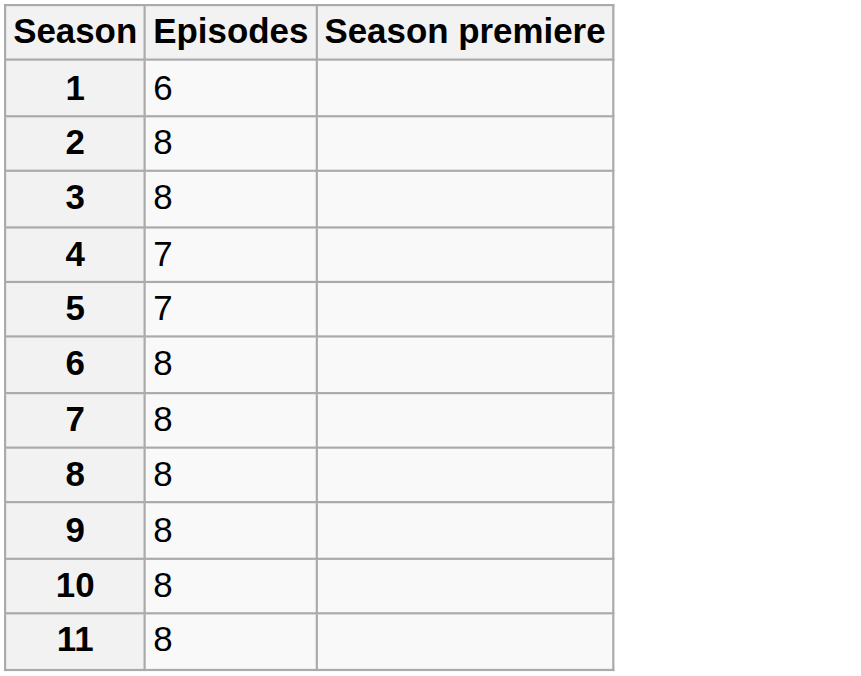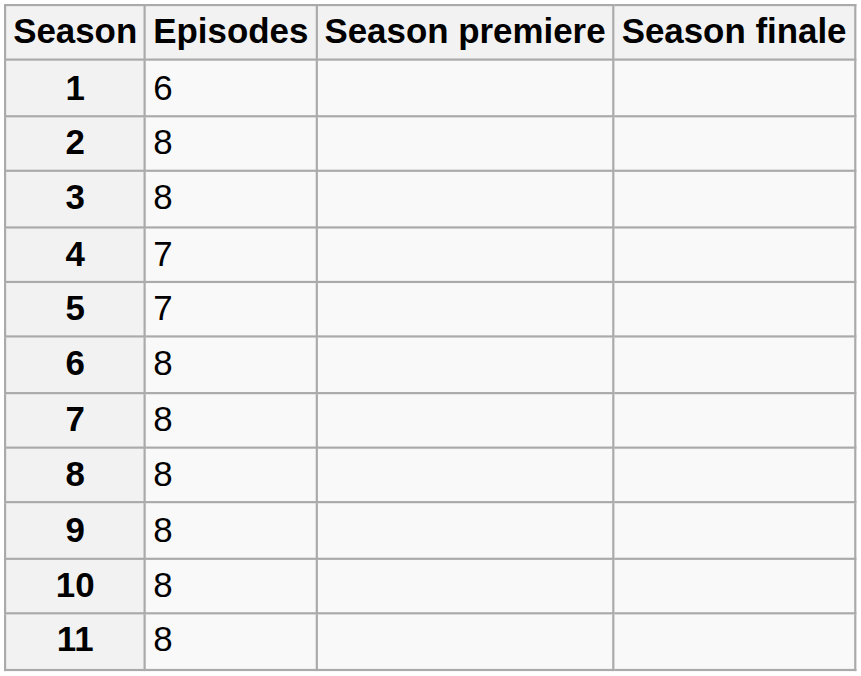+ column: (734, 32)
